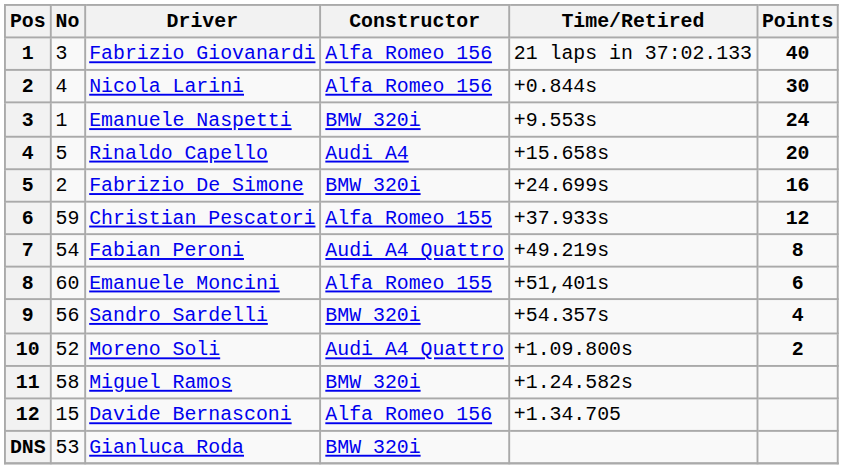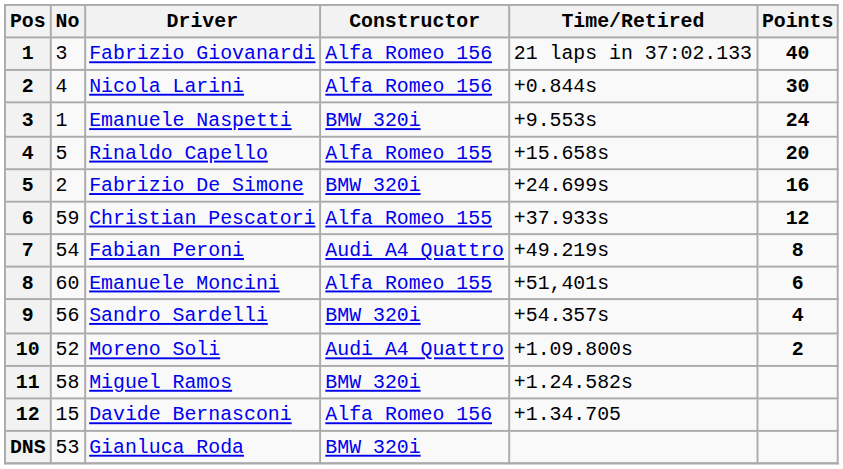(367, 153) Audi A4 -> (409, 153) Alfa Romeo 155
